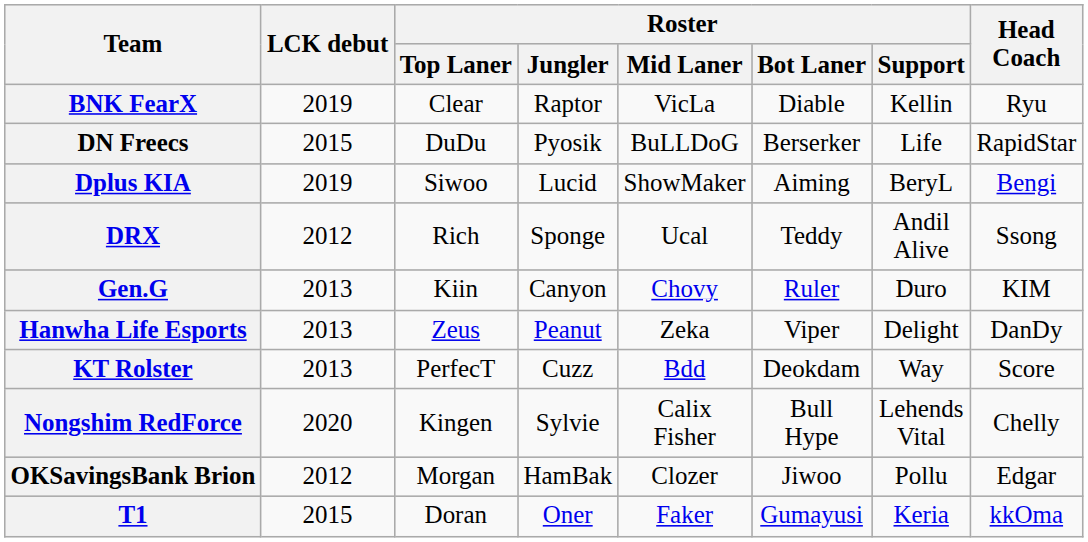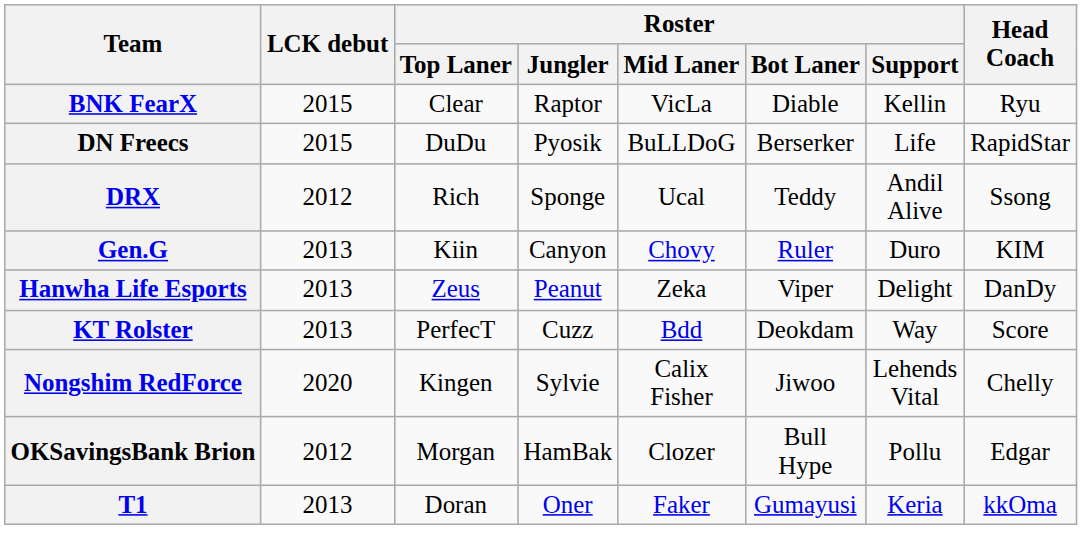(328, 103) 2019 -> (328, 103) 2015
- row: (133, 182)
(812, 422) Bull Hype -> (805, 383) Jiwoo
(812, 476) Jiwoo -> (805, 450) Bull Hype
(328, 515) 2015 -> (328, 504) 2013
